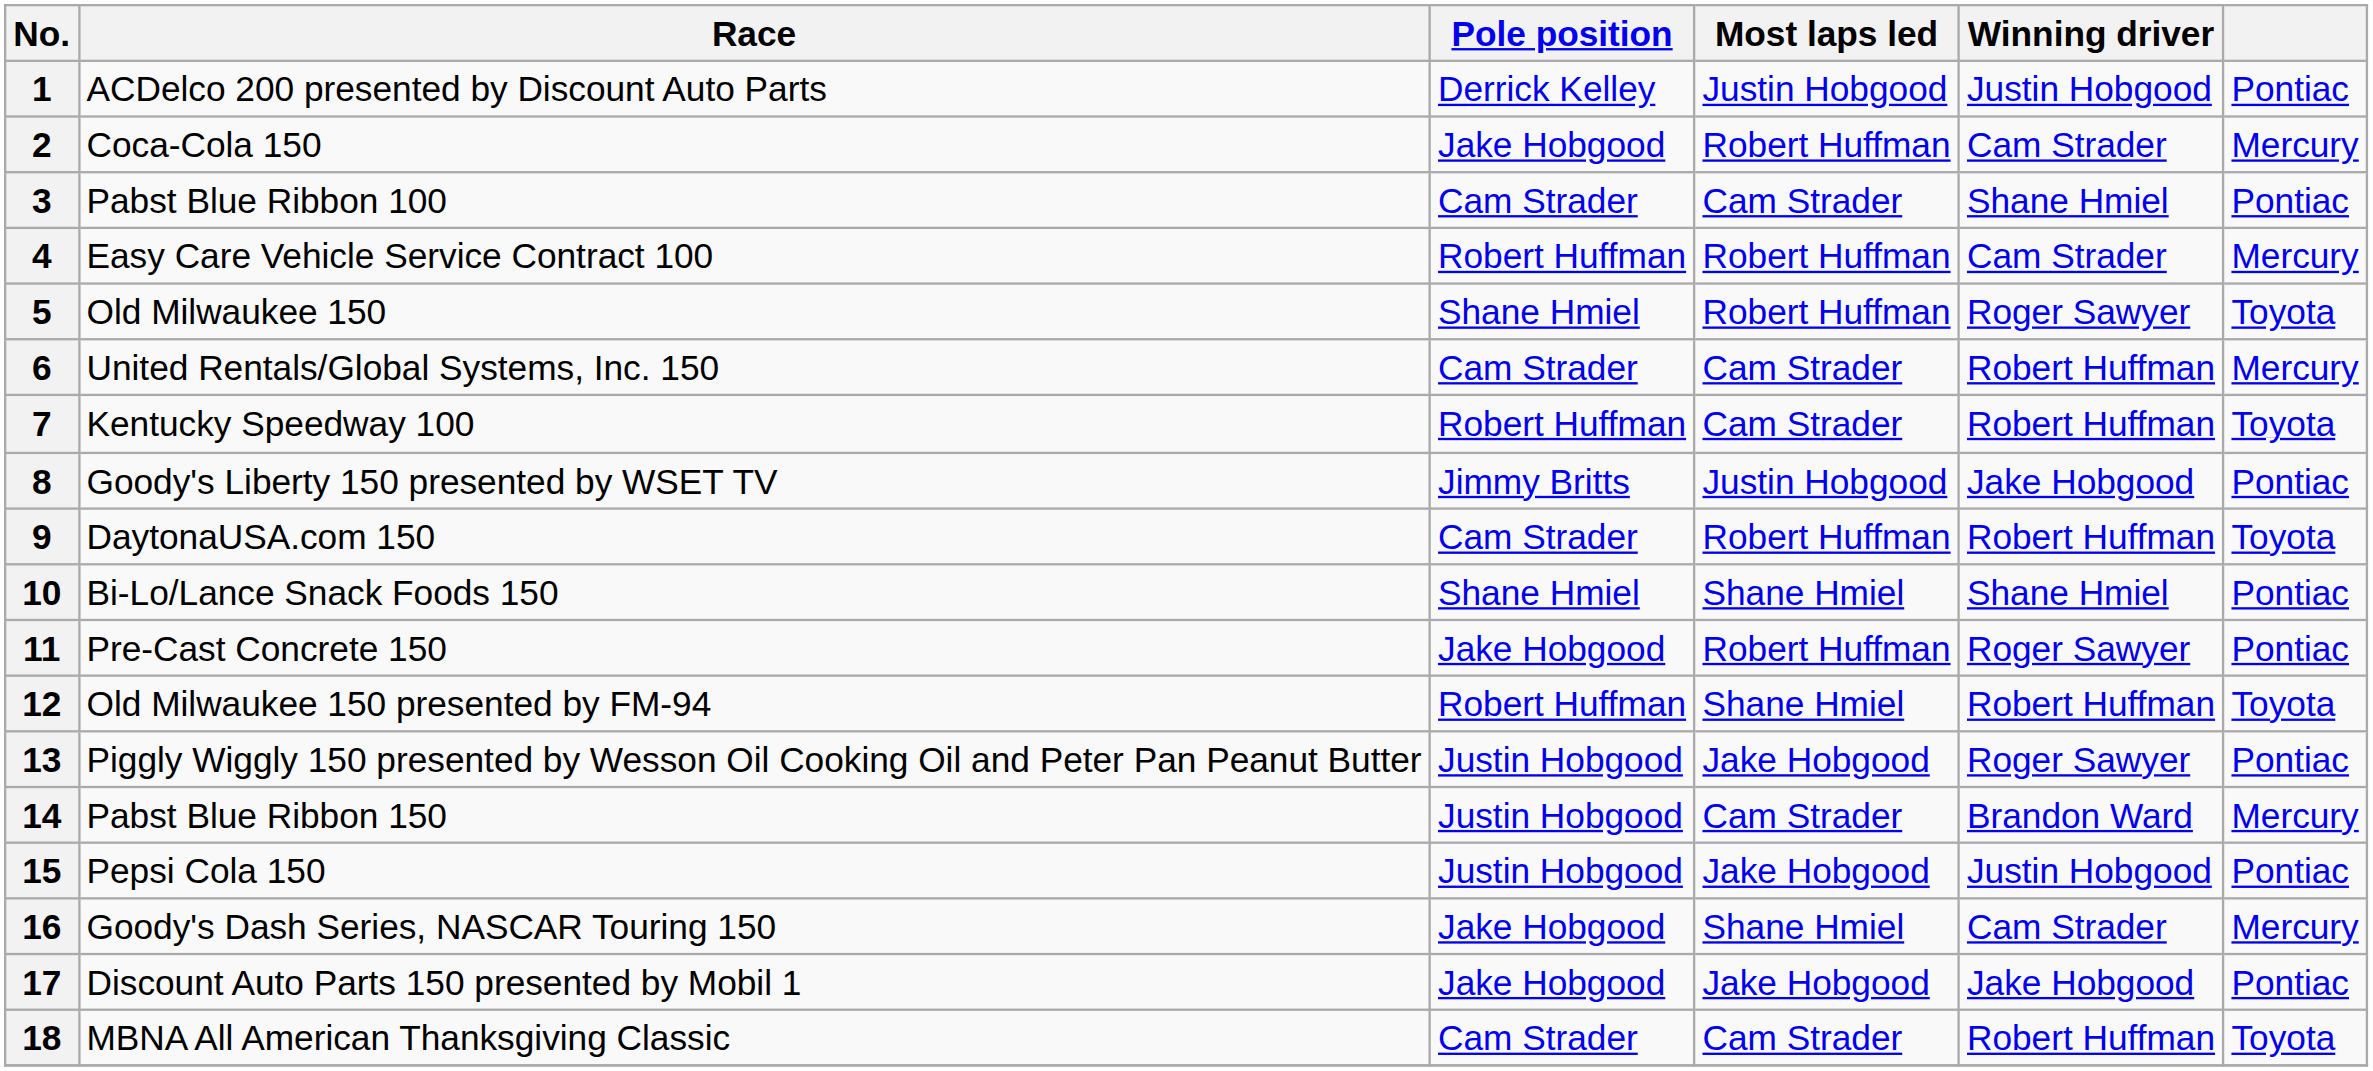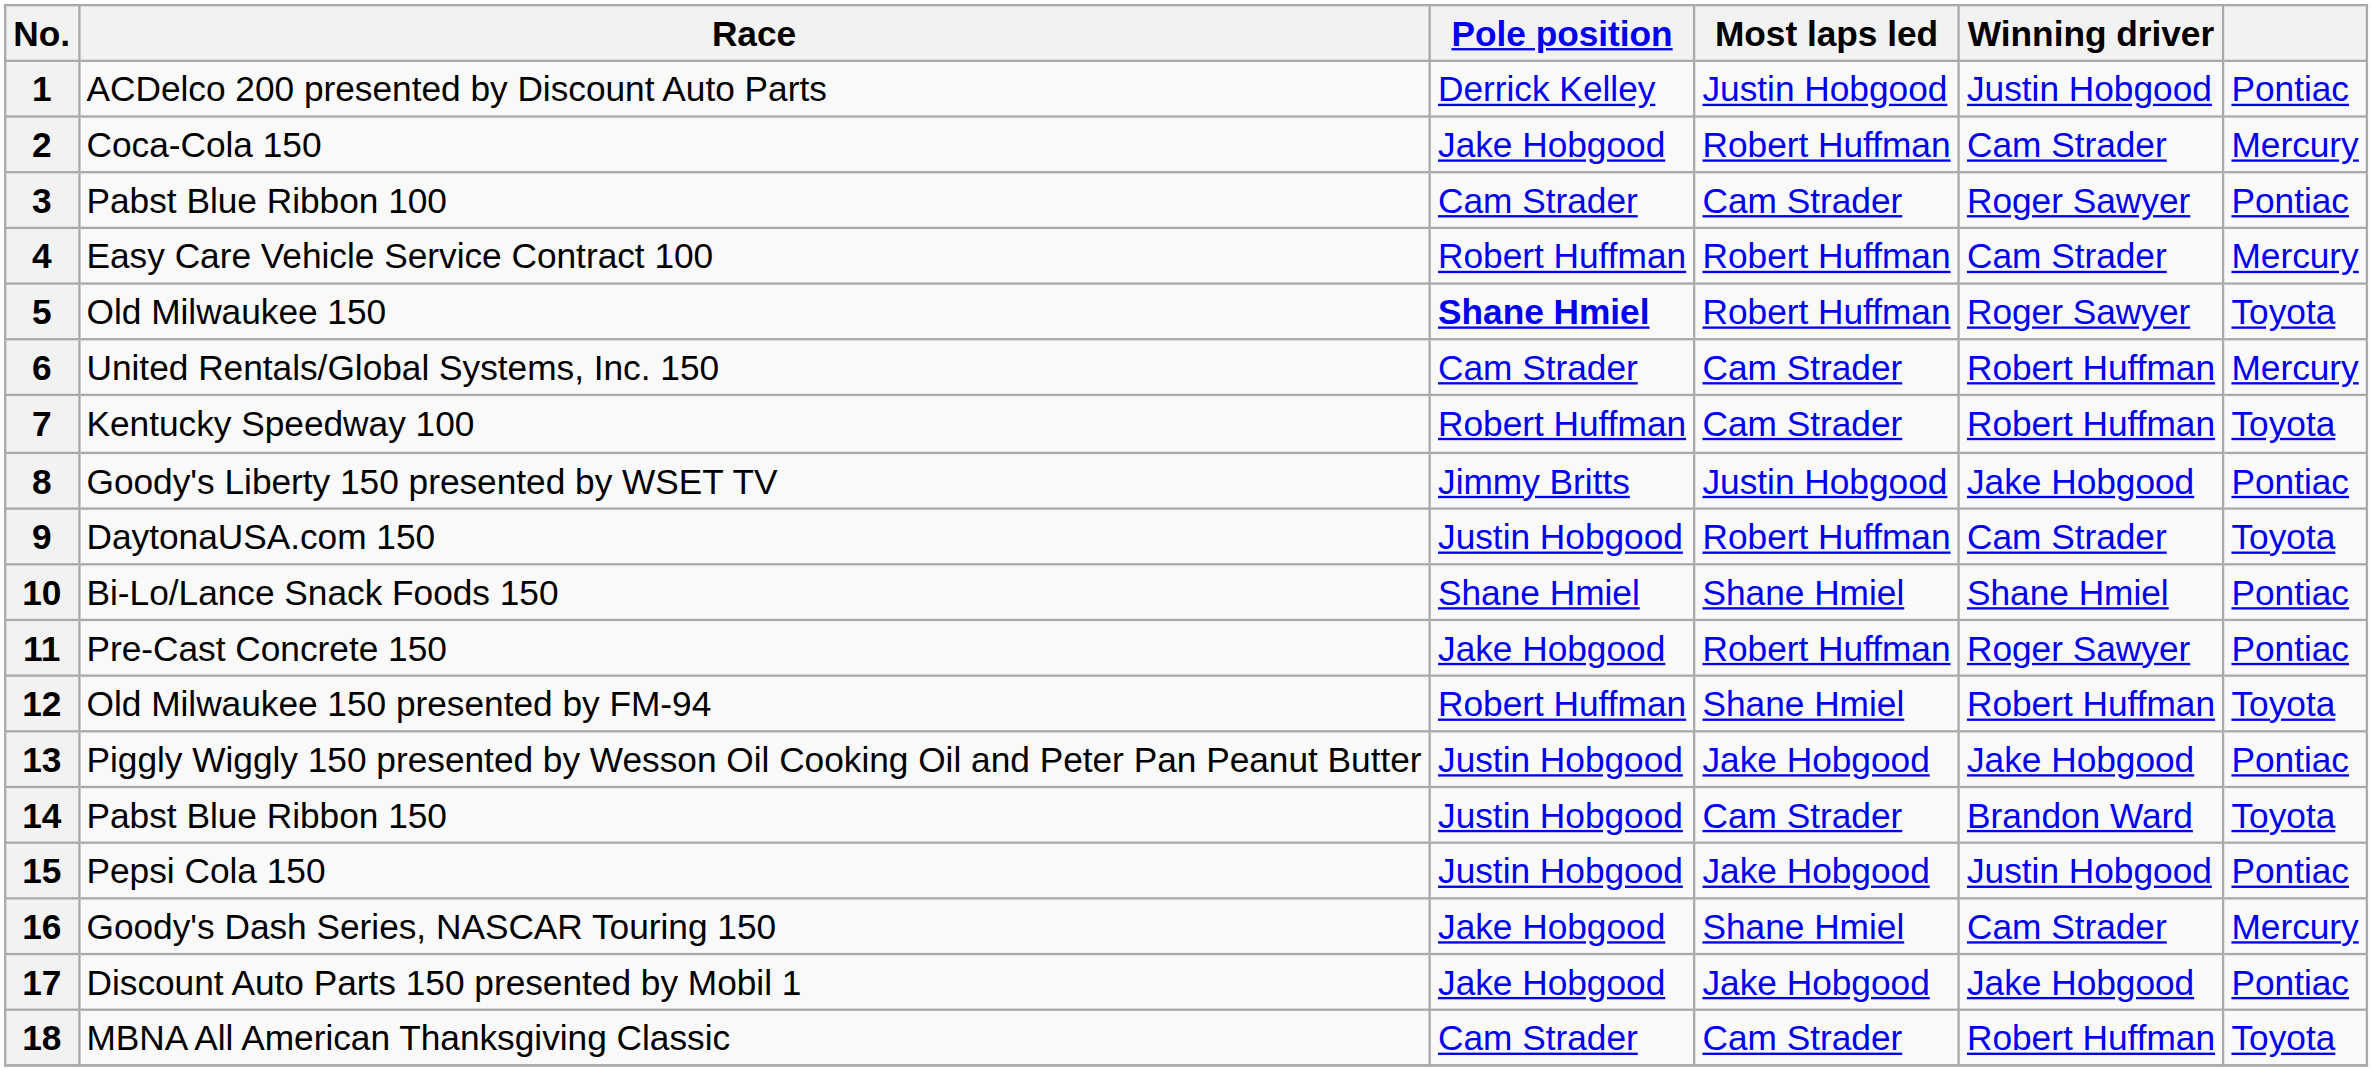(2068, 201) Shane Hmiel -> (2079, 201) Roger Sawyer
(1539, 312) normal -> (1544, 312) bold
(1538, 536) Cam Strader -> (1560, 536) Justin Hobgood
(2091, 536) Robert Huffman -> (2067, 536) Cam Strader
(2079, 759) Roger Sawyer -> (2081, 759) Jake Hobgood
(2295, 815) Mercury -> (2283, 815) Toyota
